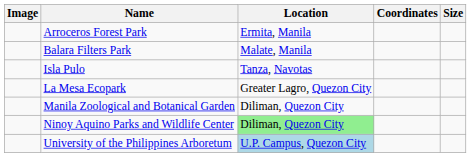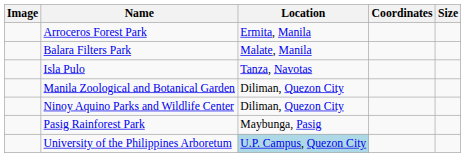- row: (85, 87)
(292, 124) lightgreen background -> (292, 106) no background
+ row: (94, 124)
